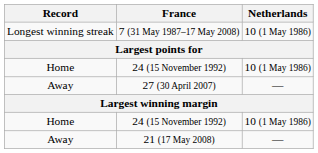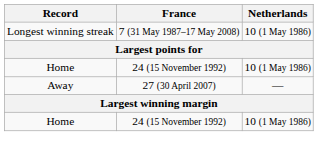- row: (60, 139)
